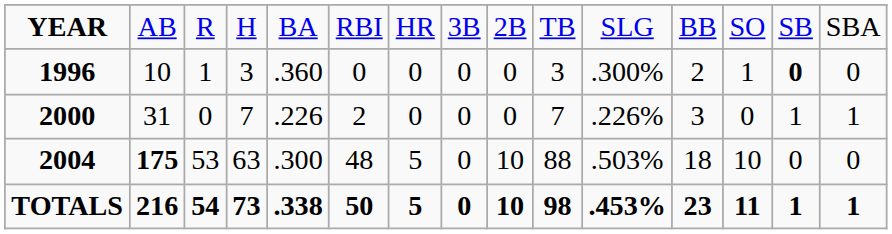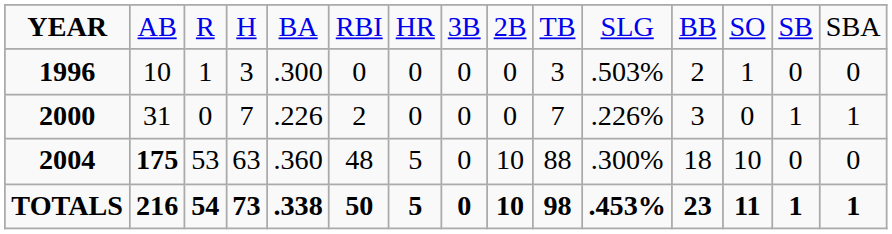(298, 71) .360 -> (298, 71) .300
(627, 71) .300% -> (627, 71) .503%
(796, 71) bold -> (796, 71) normal
(298, 160) .300 -> (298, 160) .360
(627, 160) .503% -> (627, 160) .300%
